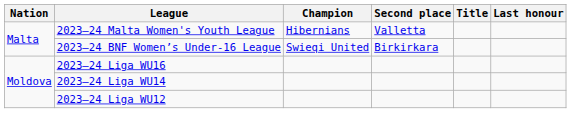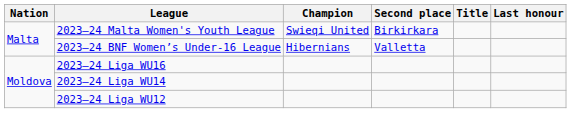(318, 30) Hibernians -> (328, 30) Swieqi United
(400, 30) Valletta -> (406, 30) Birkirkara
(328, 47) Swieqi United -> (318, 47) Hibernians
(406, 47) Birkirkara -> (400, 47) Valletta
